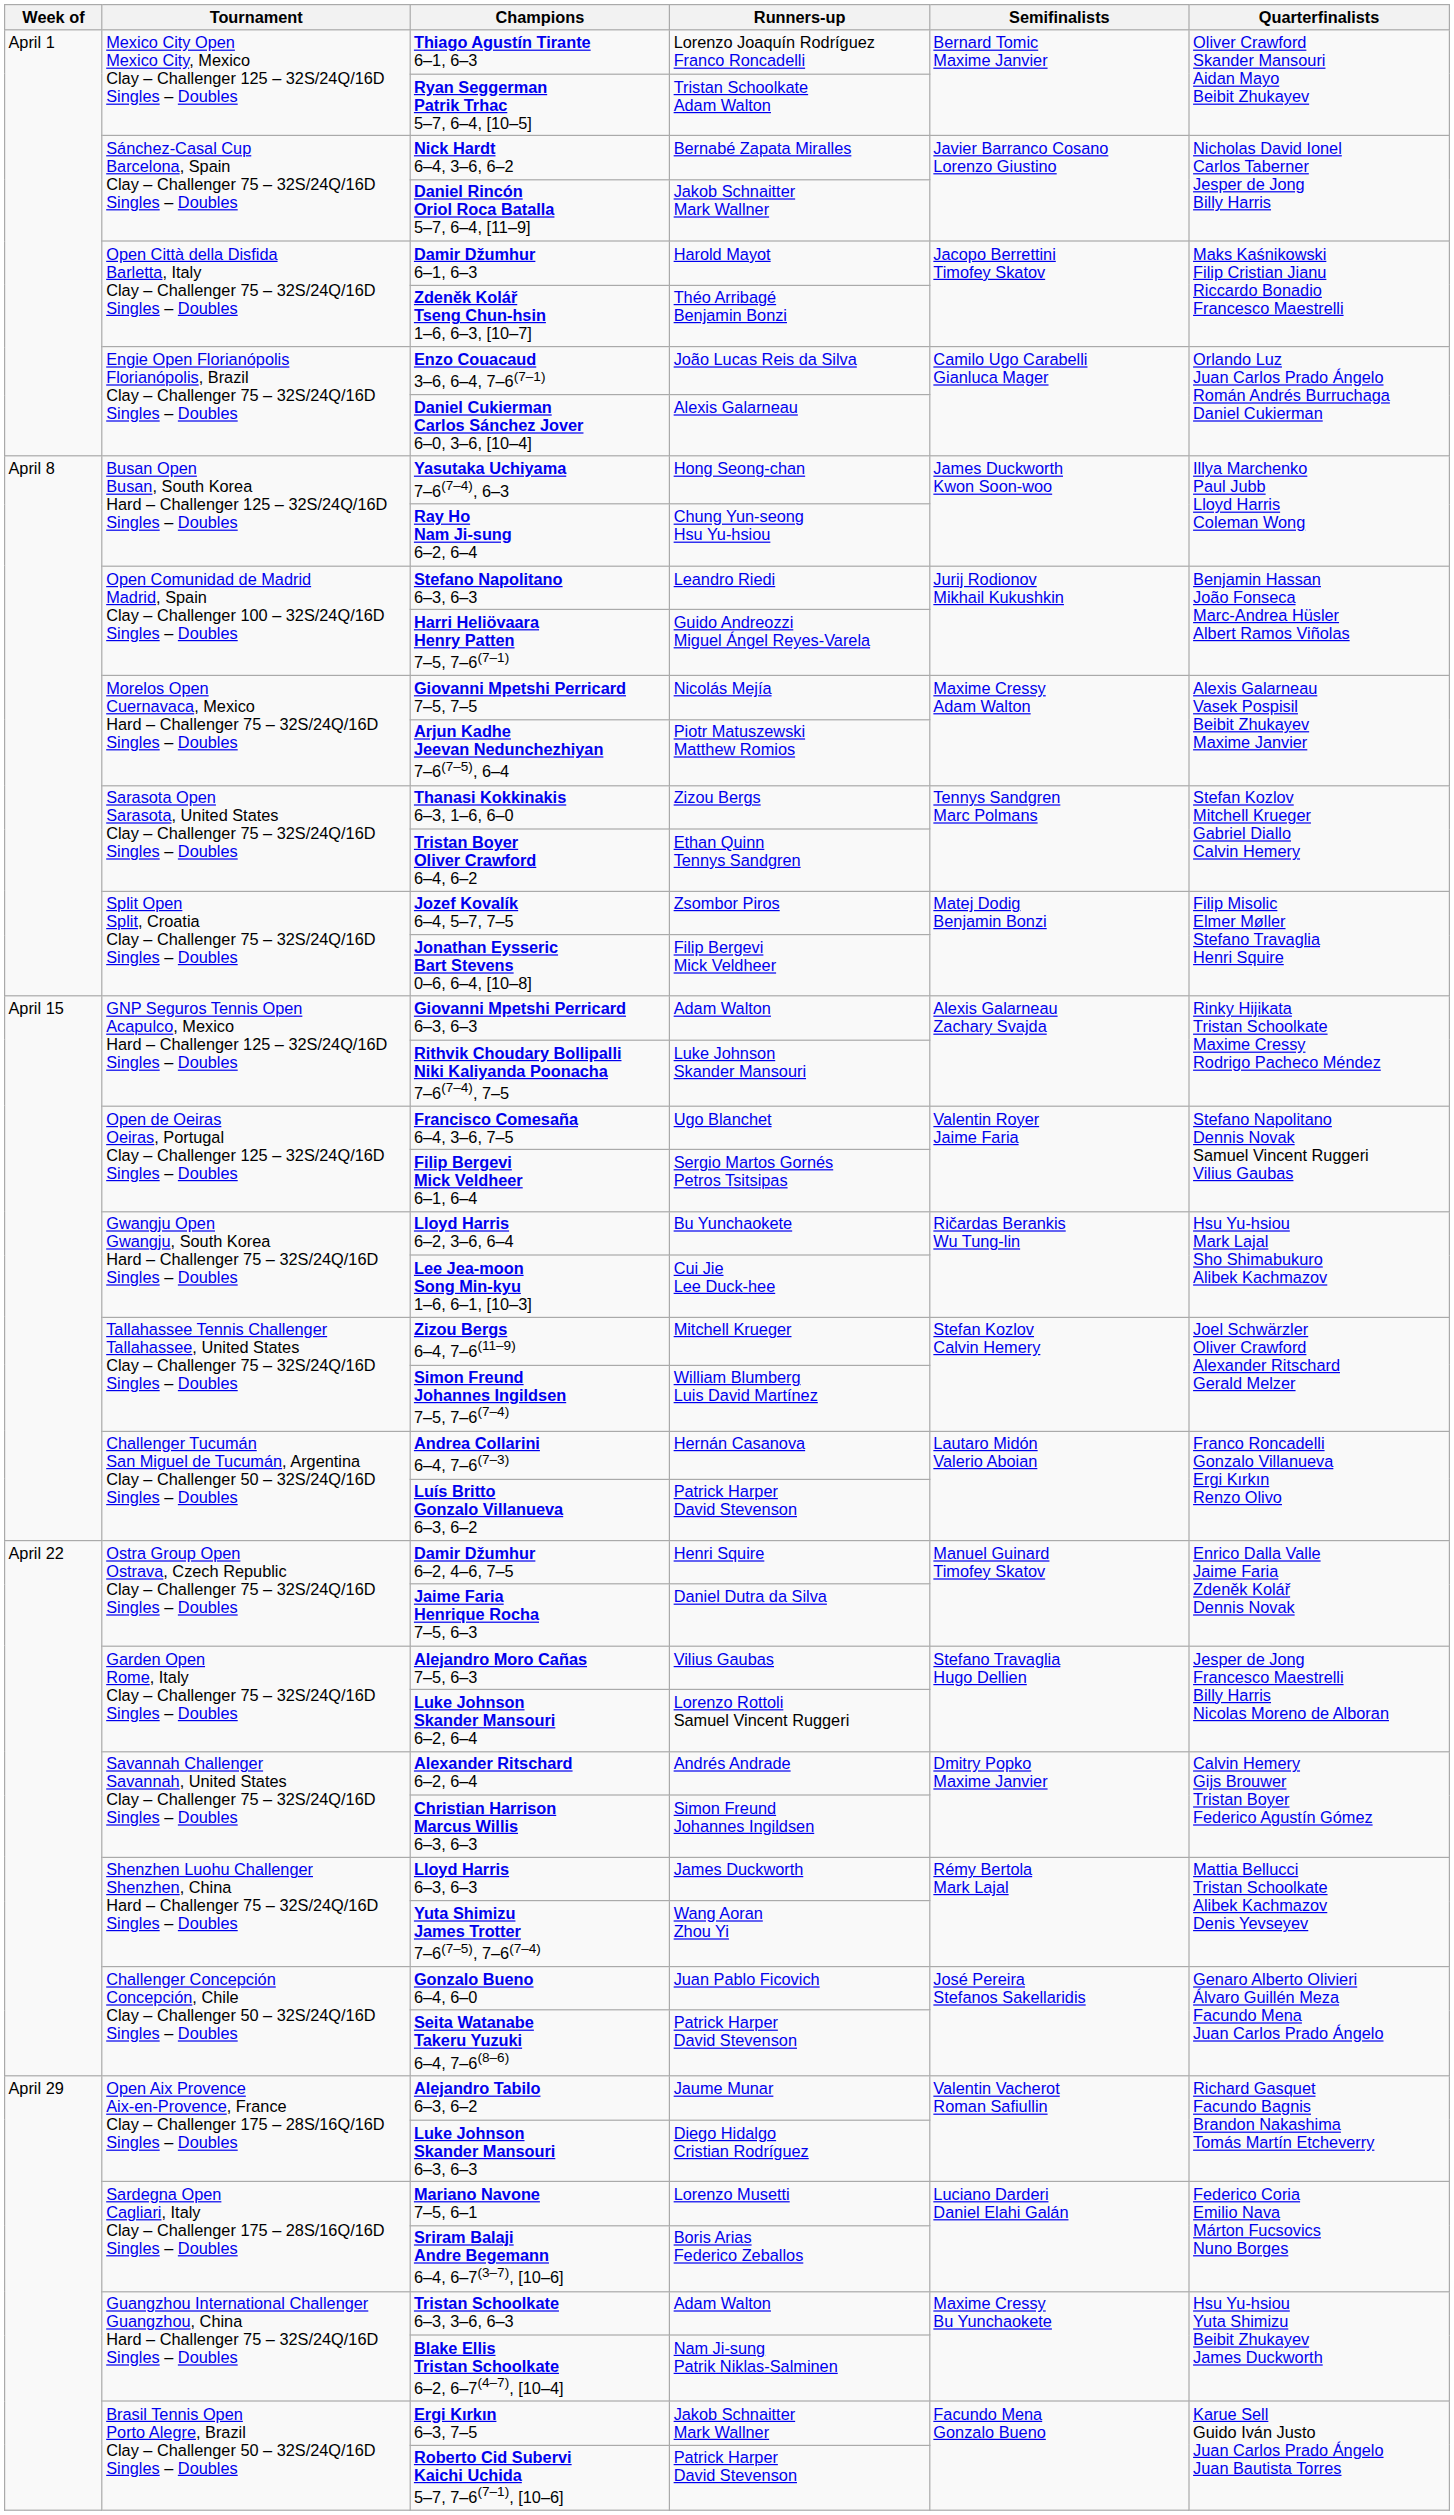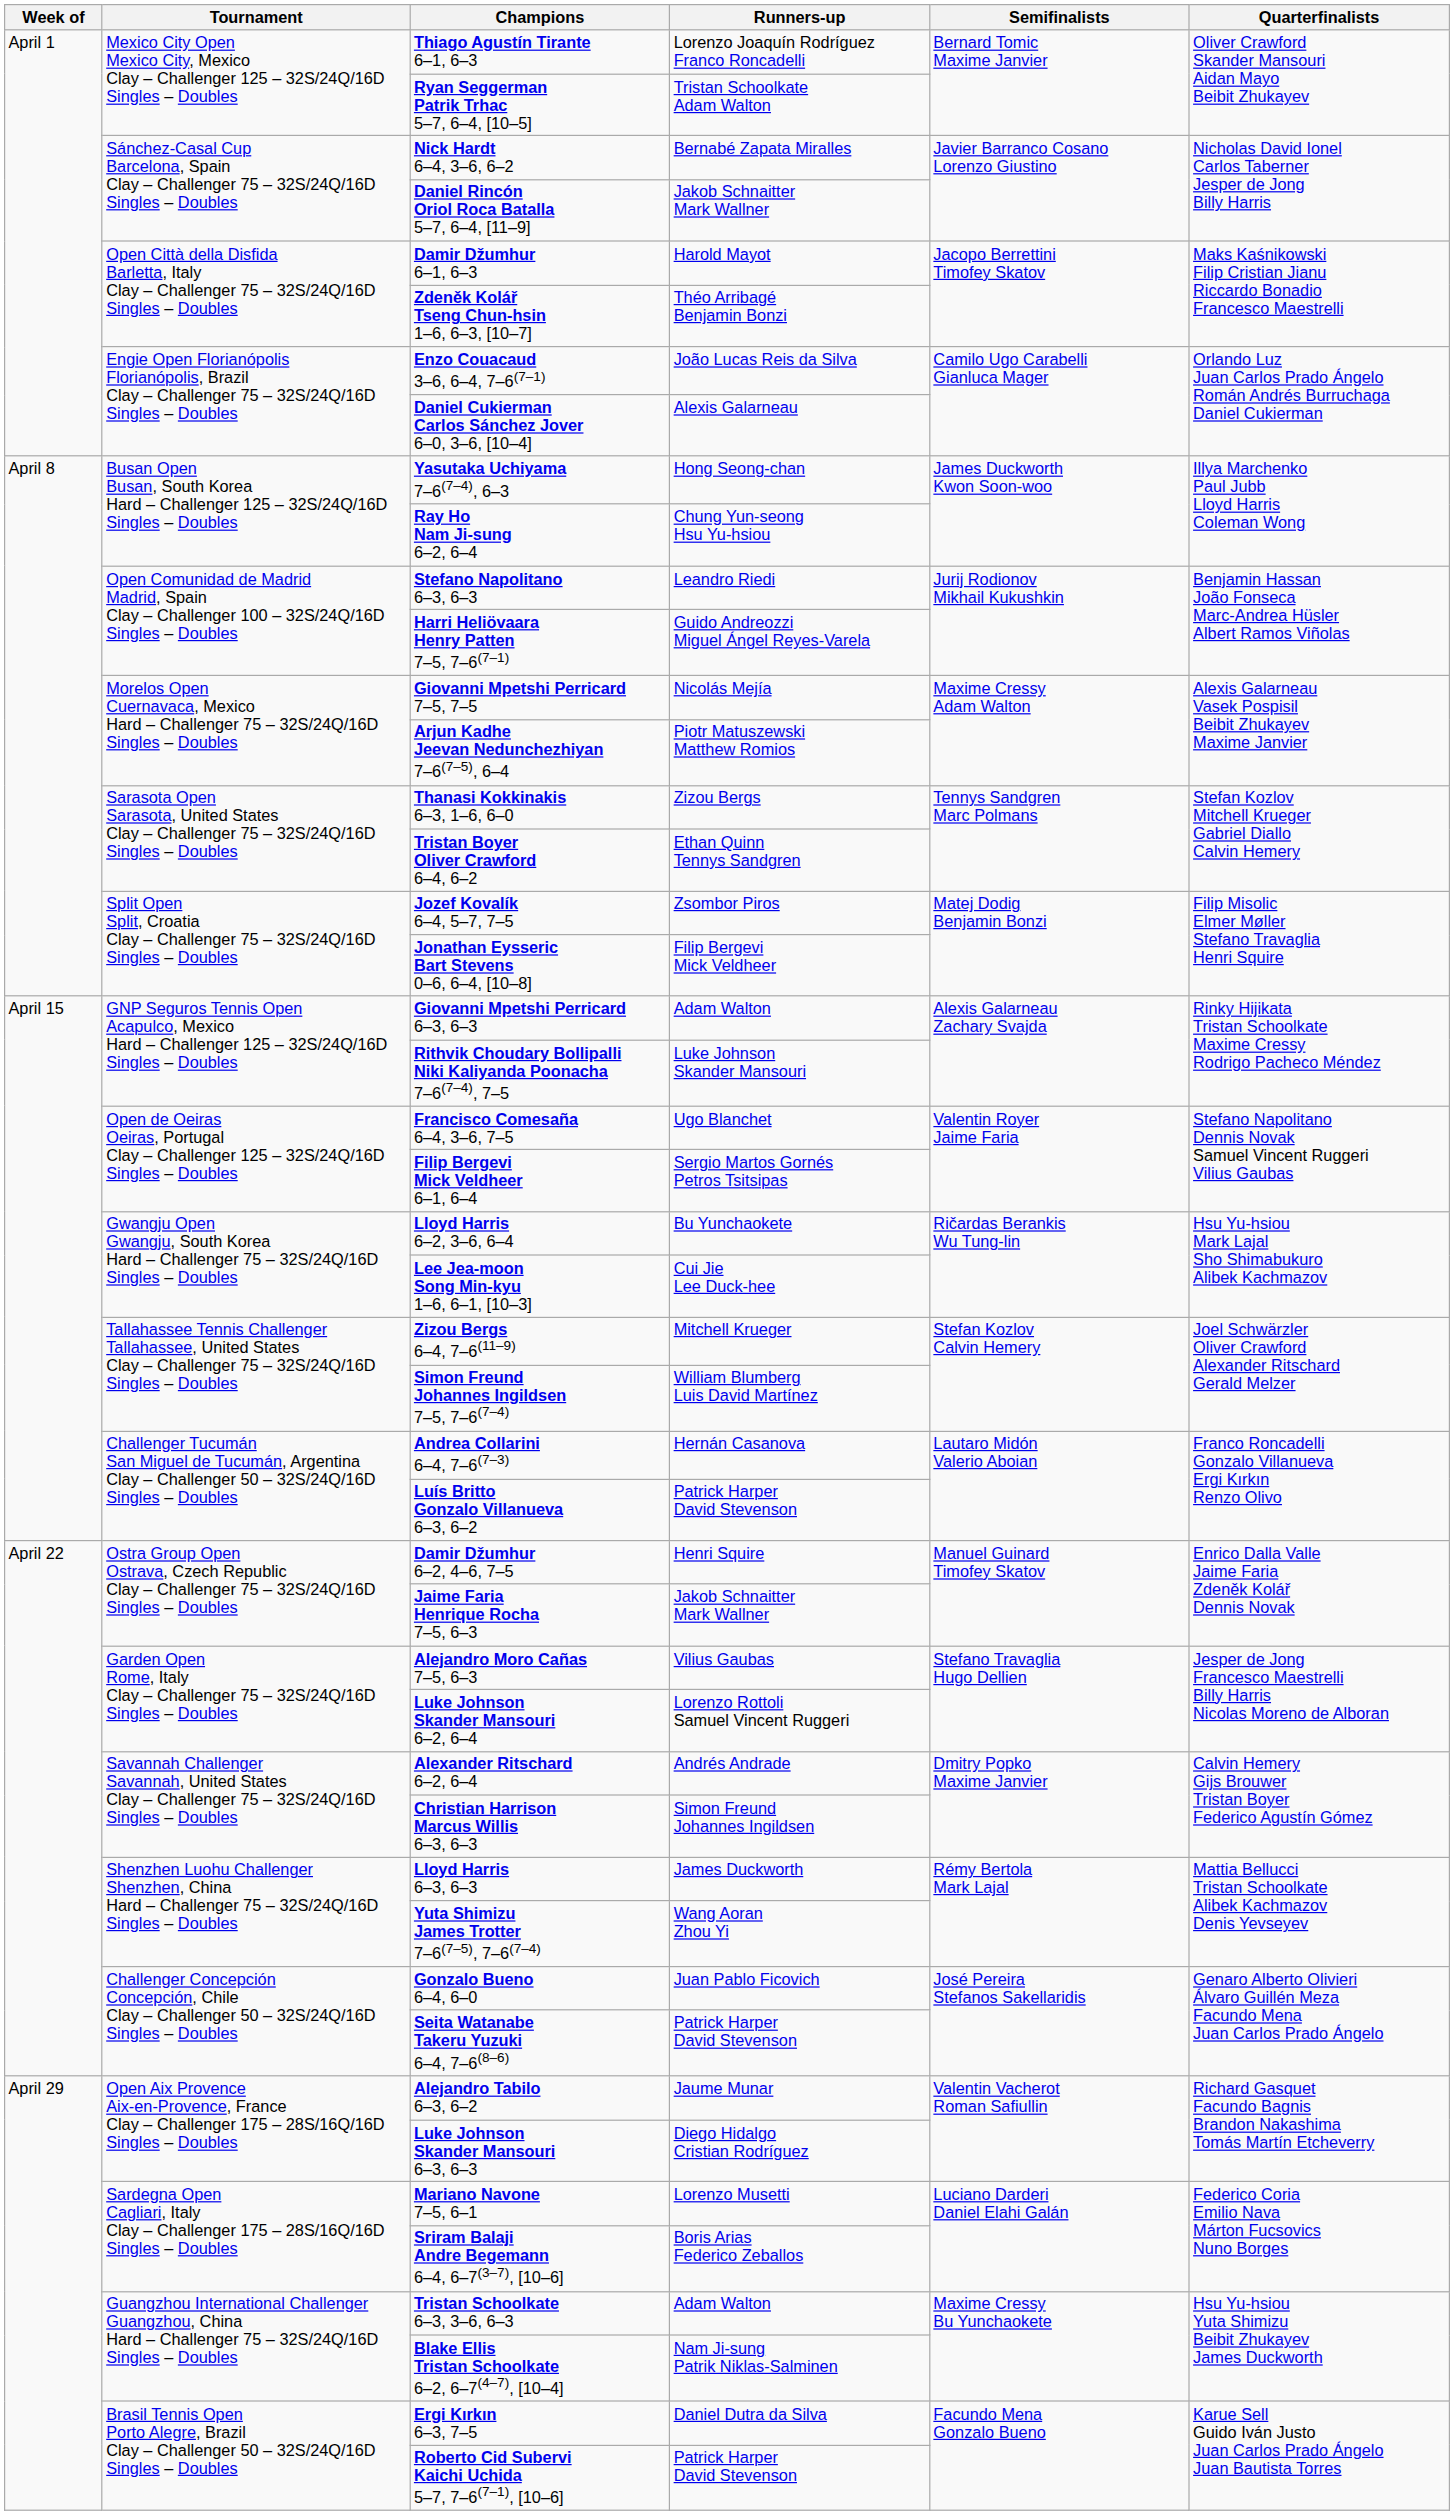(750, 1597) Daniel Dutra da Silva -> (734, 1606) Jakob Schnaitter Mark Wallner
(734, 2423) Jakob Schnaitter Mark Wallner -> (750, 2414) Daniel Dutra da Silva
